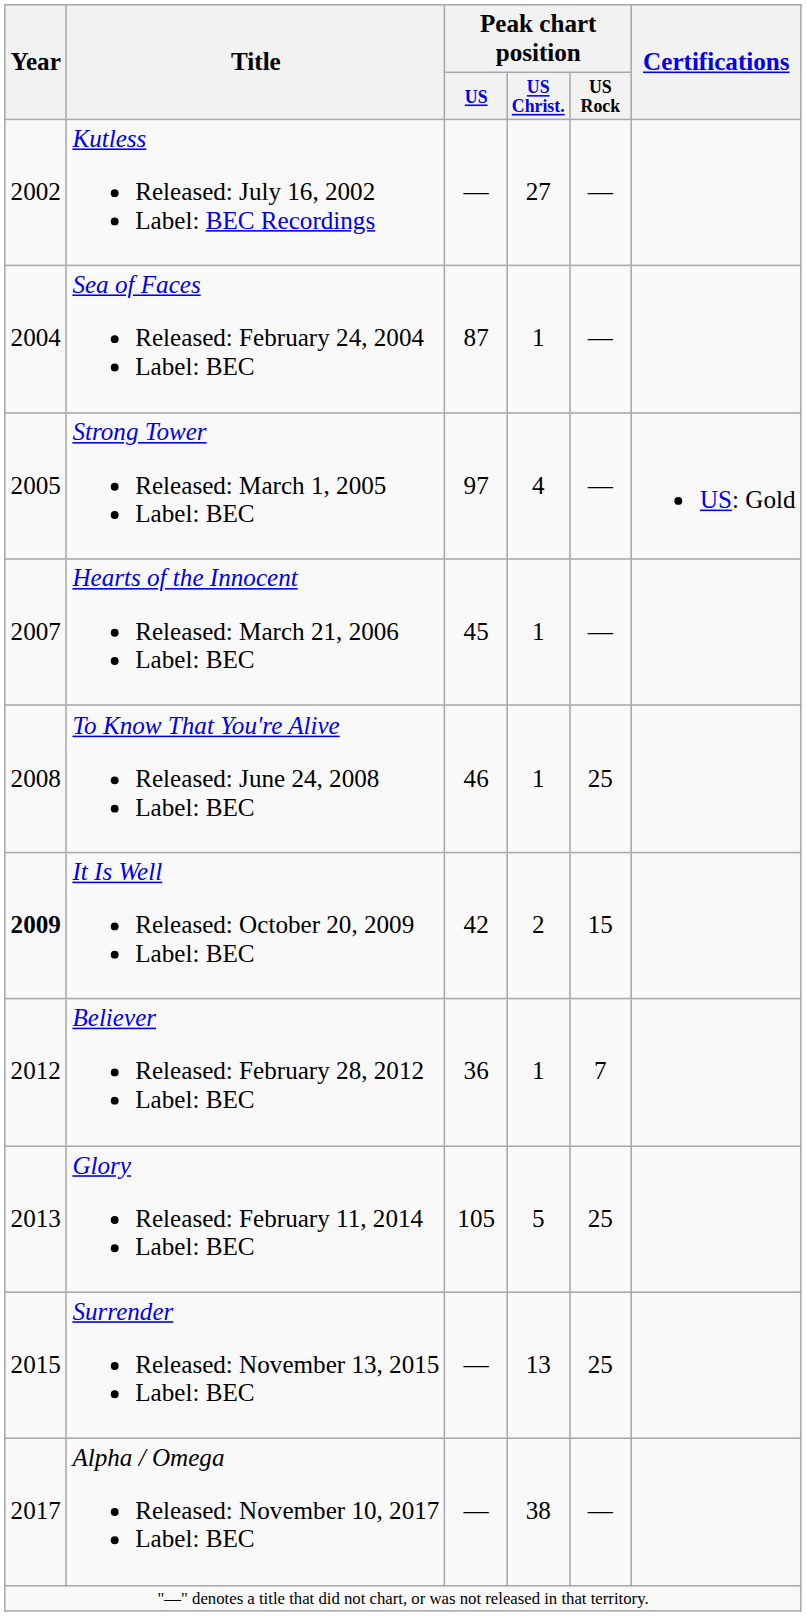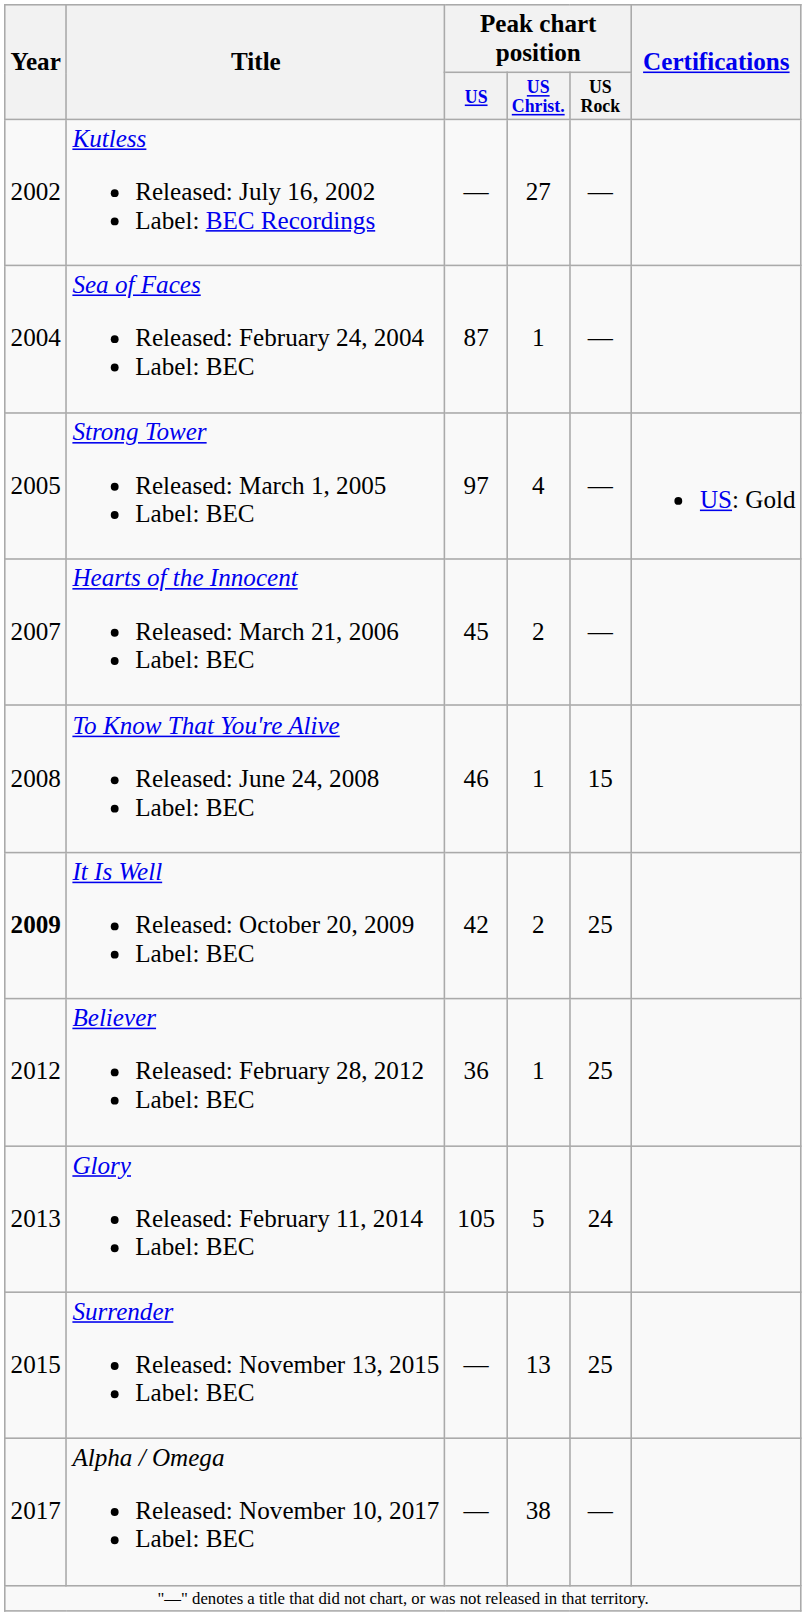(538, 632) 1 -> (538, 632) 2
(600, 778) 25 -> (600, 778) 15
(600, 925) 15 -> (600, 925) 25
(600, 1071) 7 -> (600, 1071) 25
(600, 1218) 25 -> (600, 1218) 24
